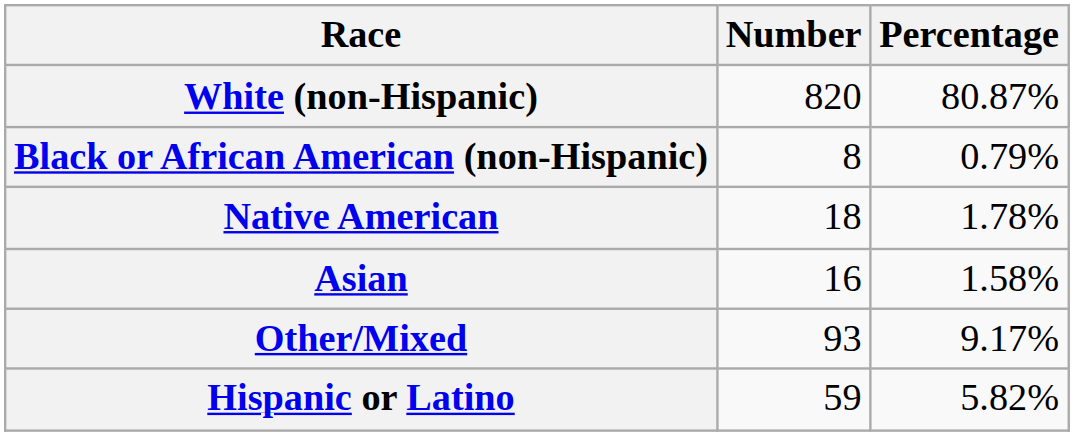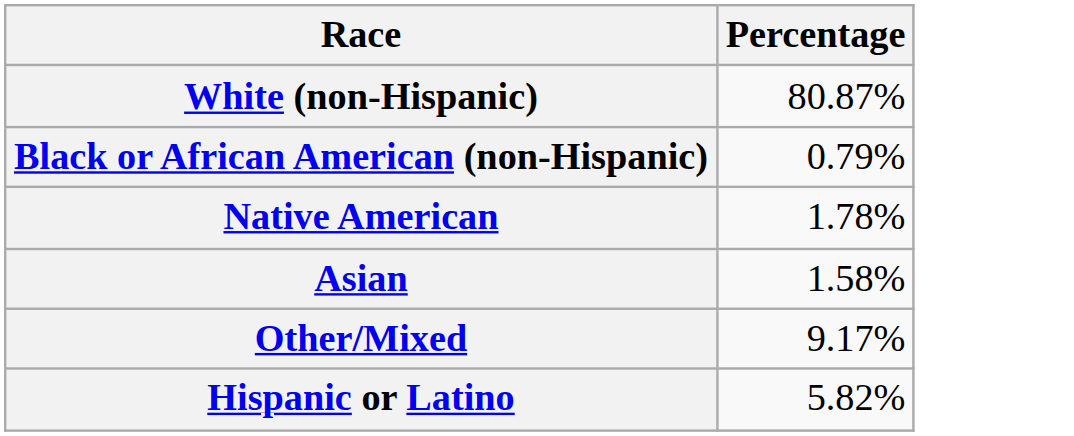- column: (794, 34)
